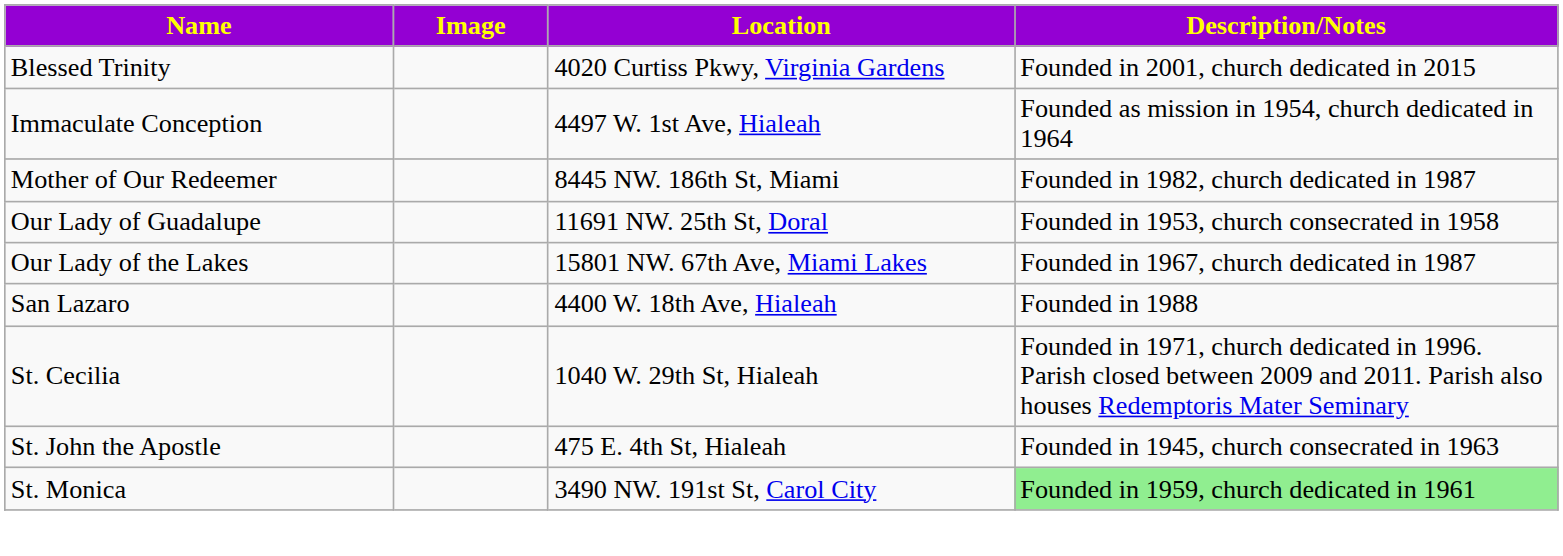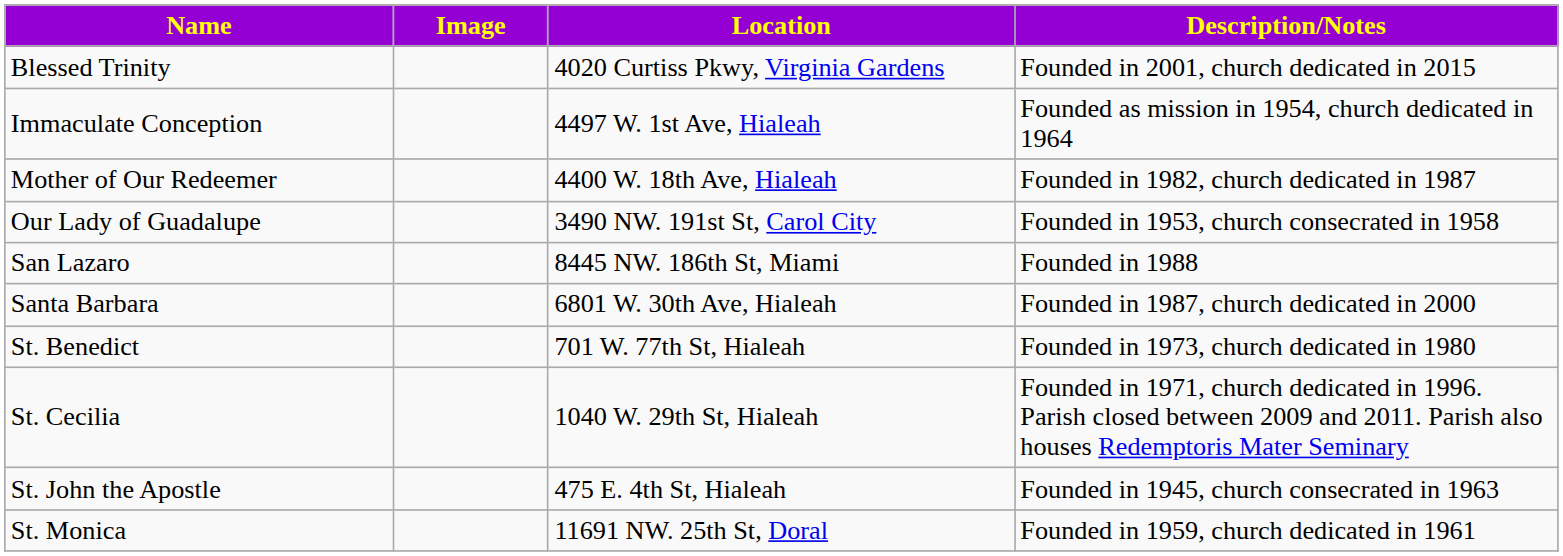(697, 179) 8445 NW. 186th St, Miami -> (696, 179) 4400 W. 18th Ave, Hialeah
(691, 221) 11691 NW. 25th St, Doral -> (715, 221) 3490 NW. 191st St, Carol City
- row: (130, 262)
(696, 304) 4400 W. 18th Ave, Hialeah -> (697, 262) 8445 NW. 186th St, Miami
+ row: (85, 304)
+ row: (75, 346)
(715, 488) 3490 NW. 191st St, Carol City -> (691, 530) 11691 NW. 25th St, Doral
(1248, 488) lightgreen background -> (1248, 530) no background
